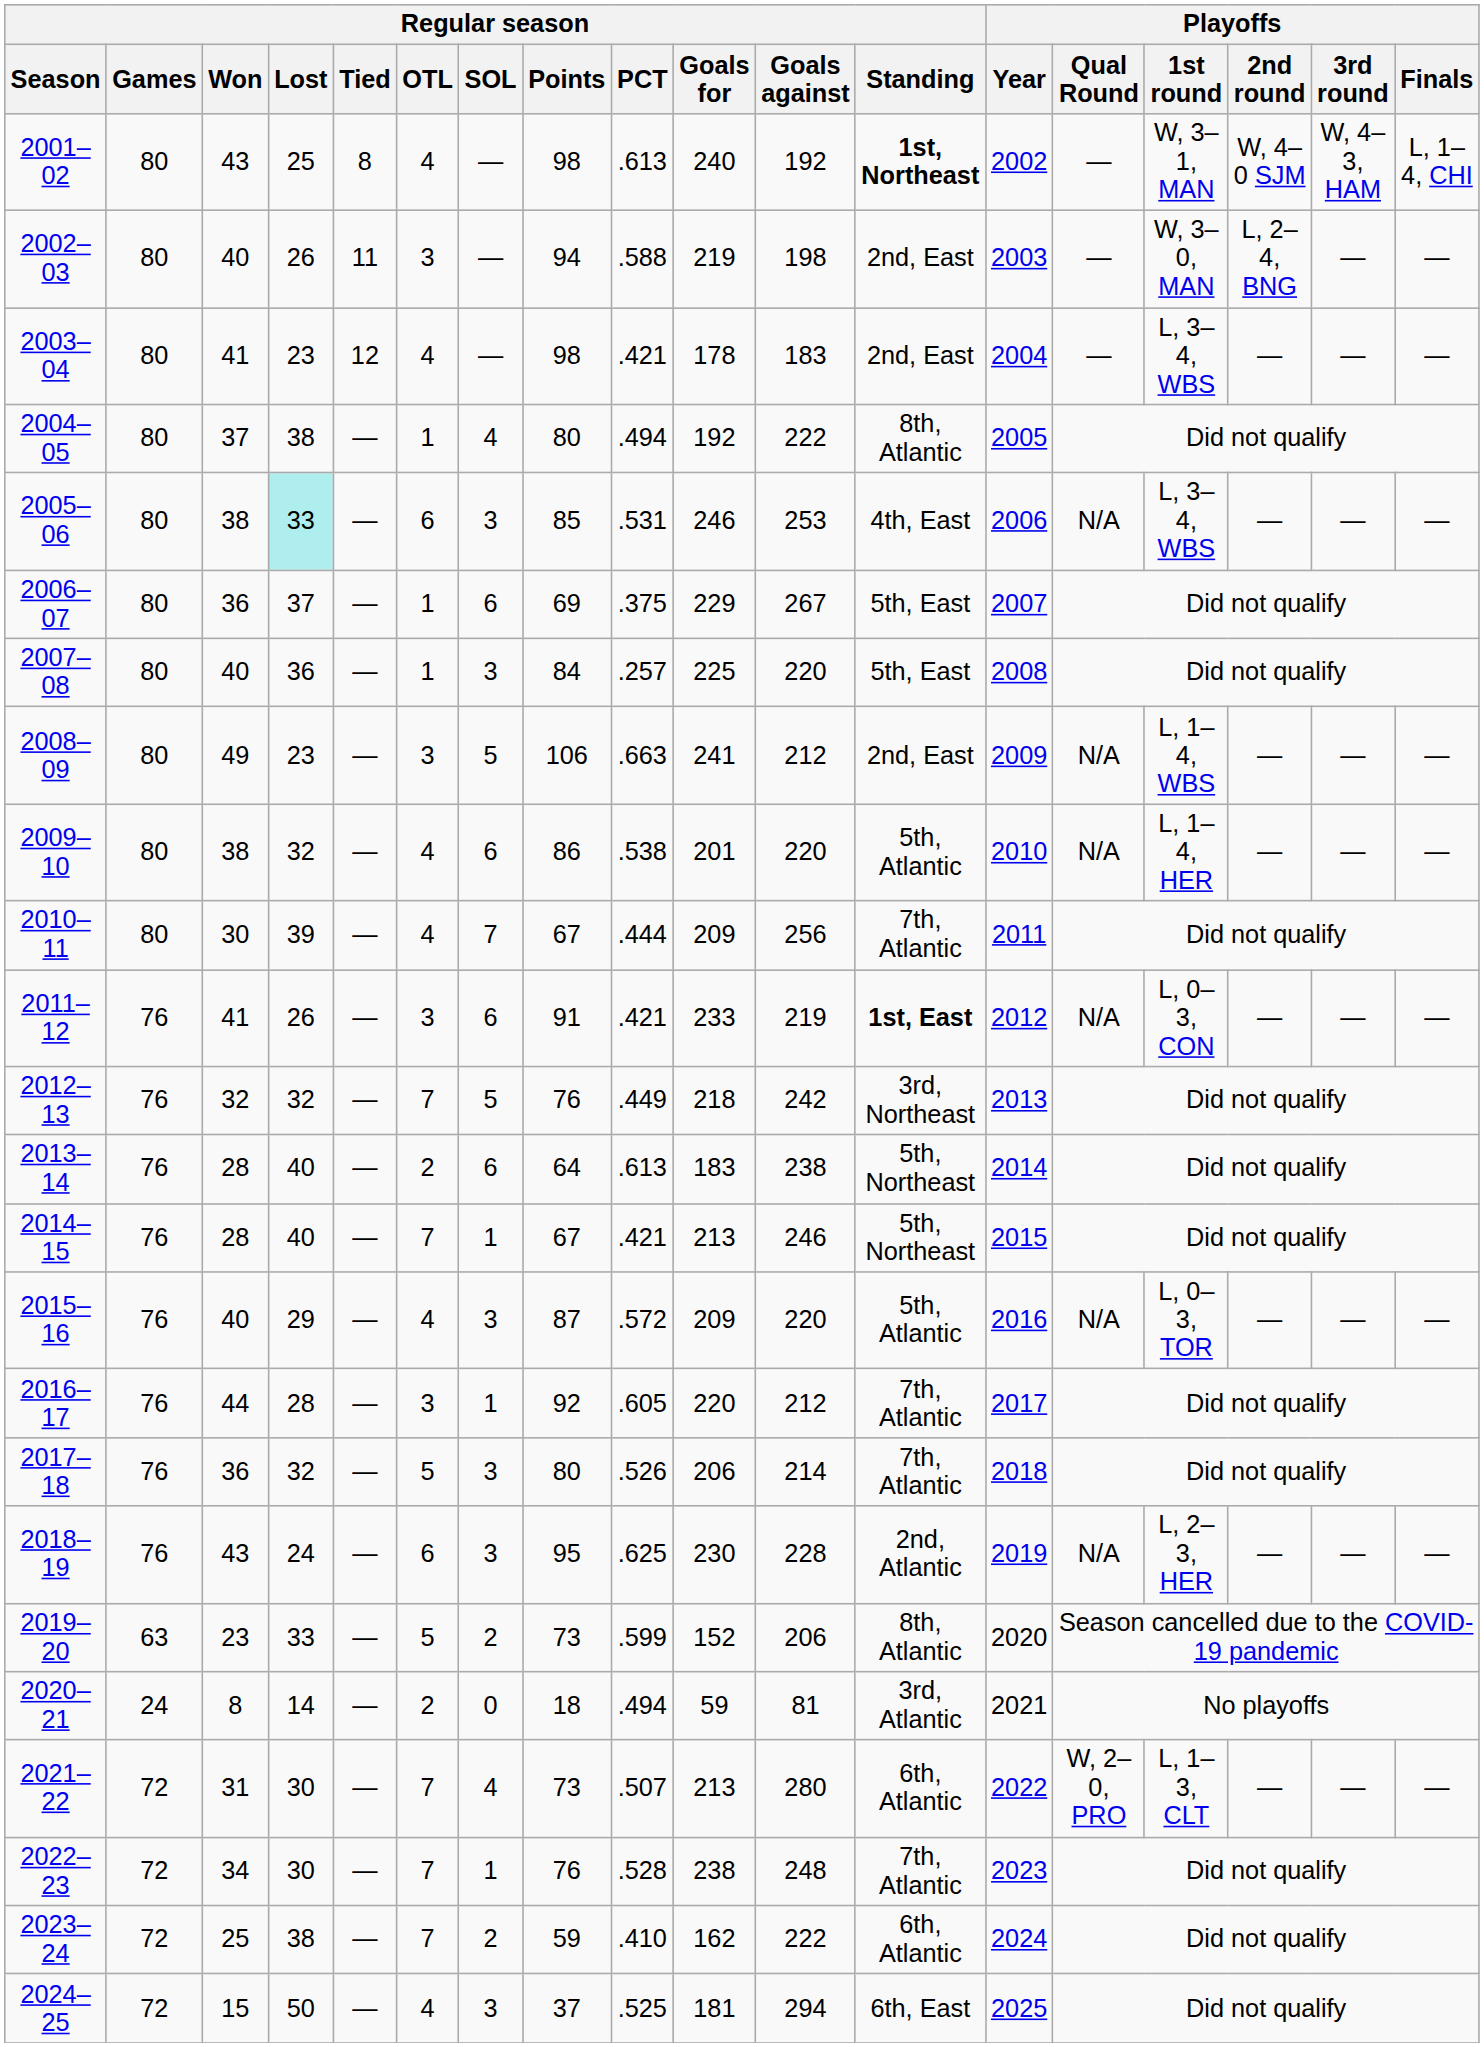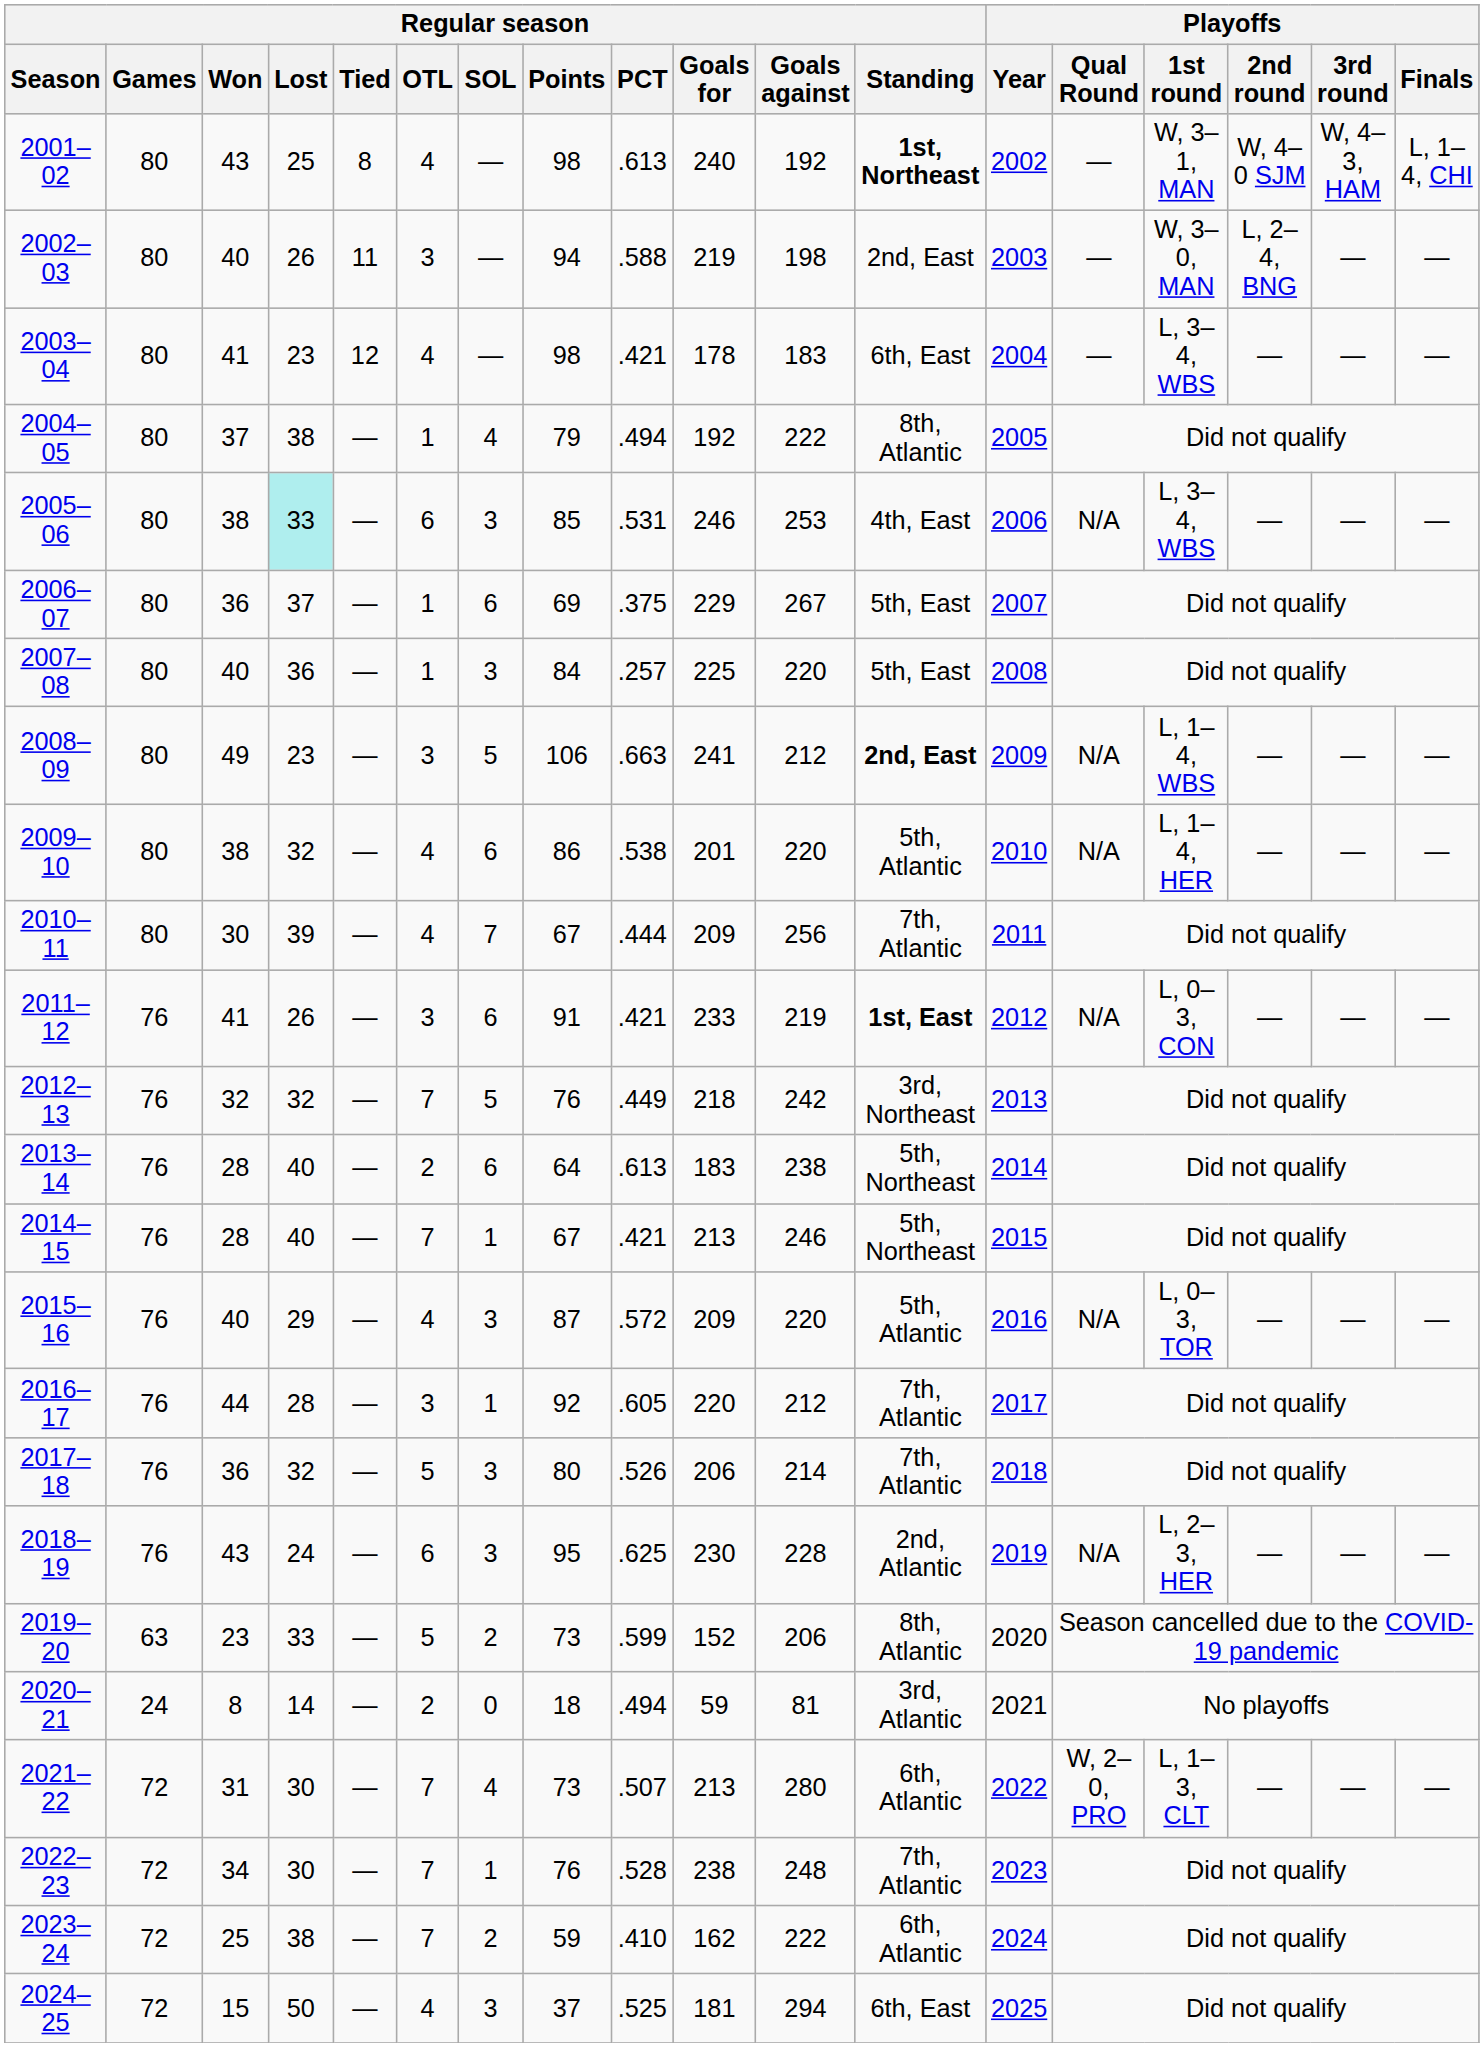(920, 355) 2nd, East -> (920, 355) 6th, East
(567, 438) 80 -> (567, 438) 79
(920, 755) normal -> (920, 755) bold
